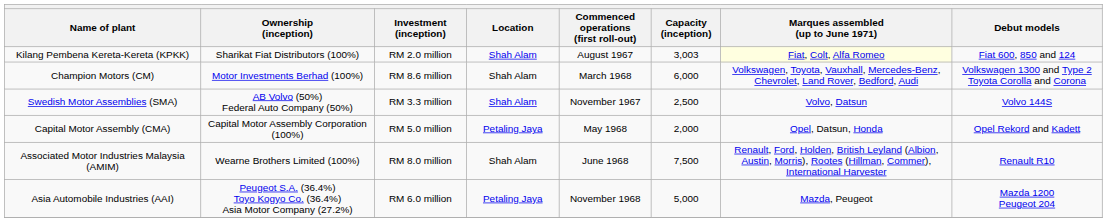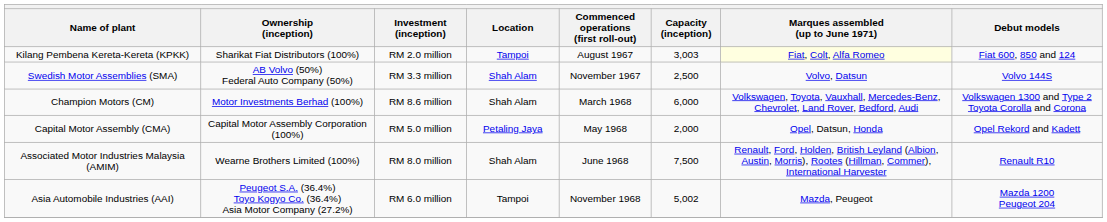(513, 54) Shah Alam -> (513, 54) Tampoi
rows swapped: (103, 102) <-> (103, 75)
(513, 198) Petaling Jaya -> (513, 198) Tampoi
(686, 198) 5,000 -> (686, 198) 5,002
